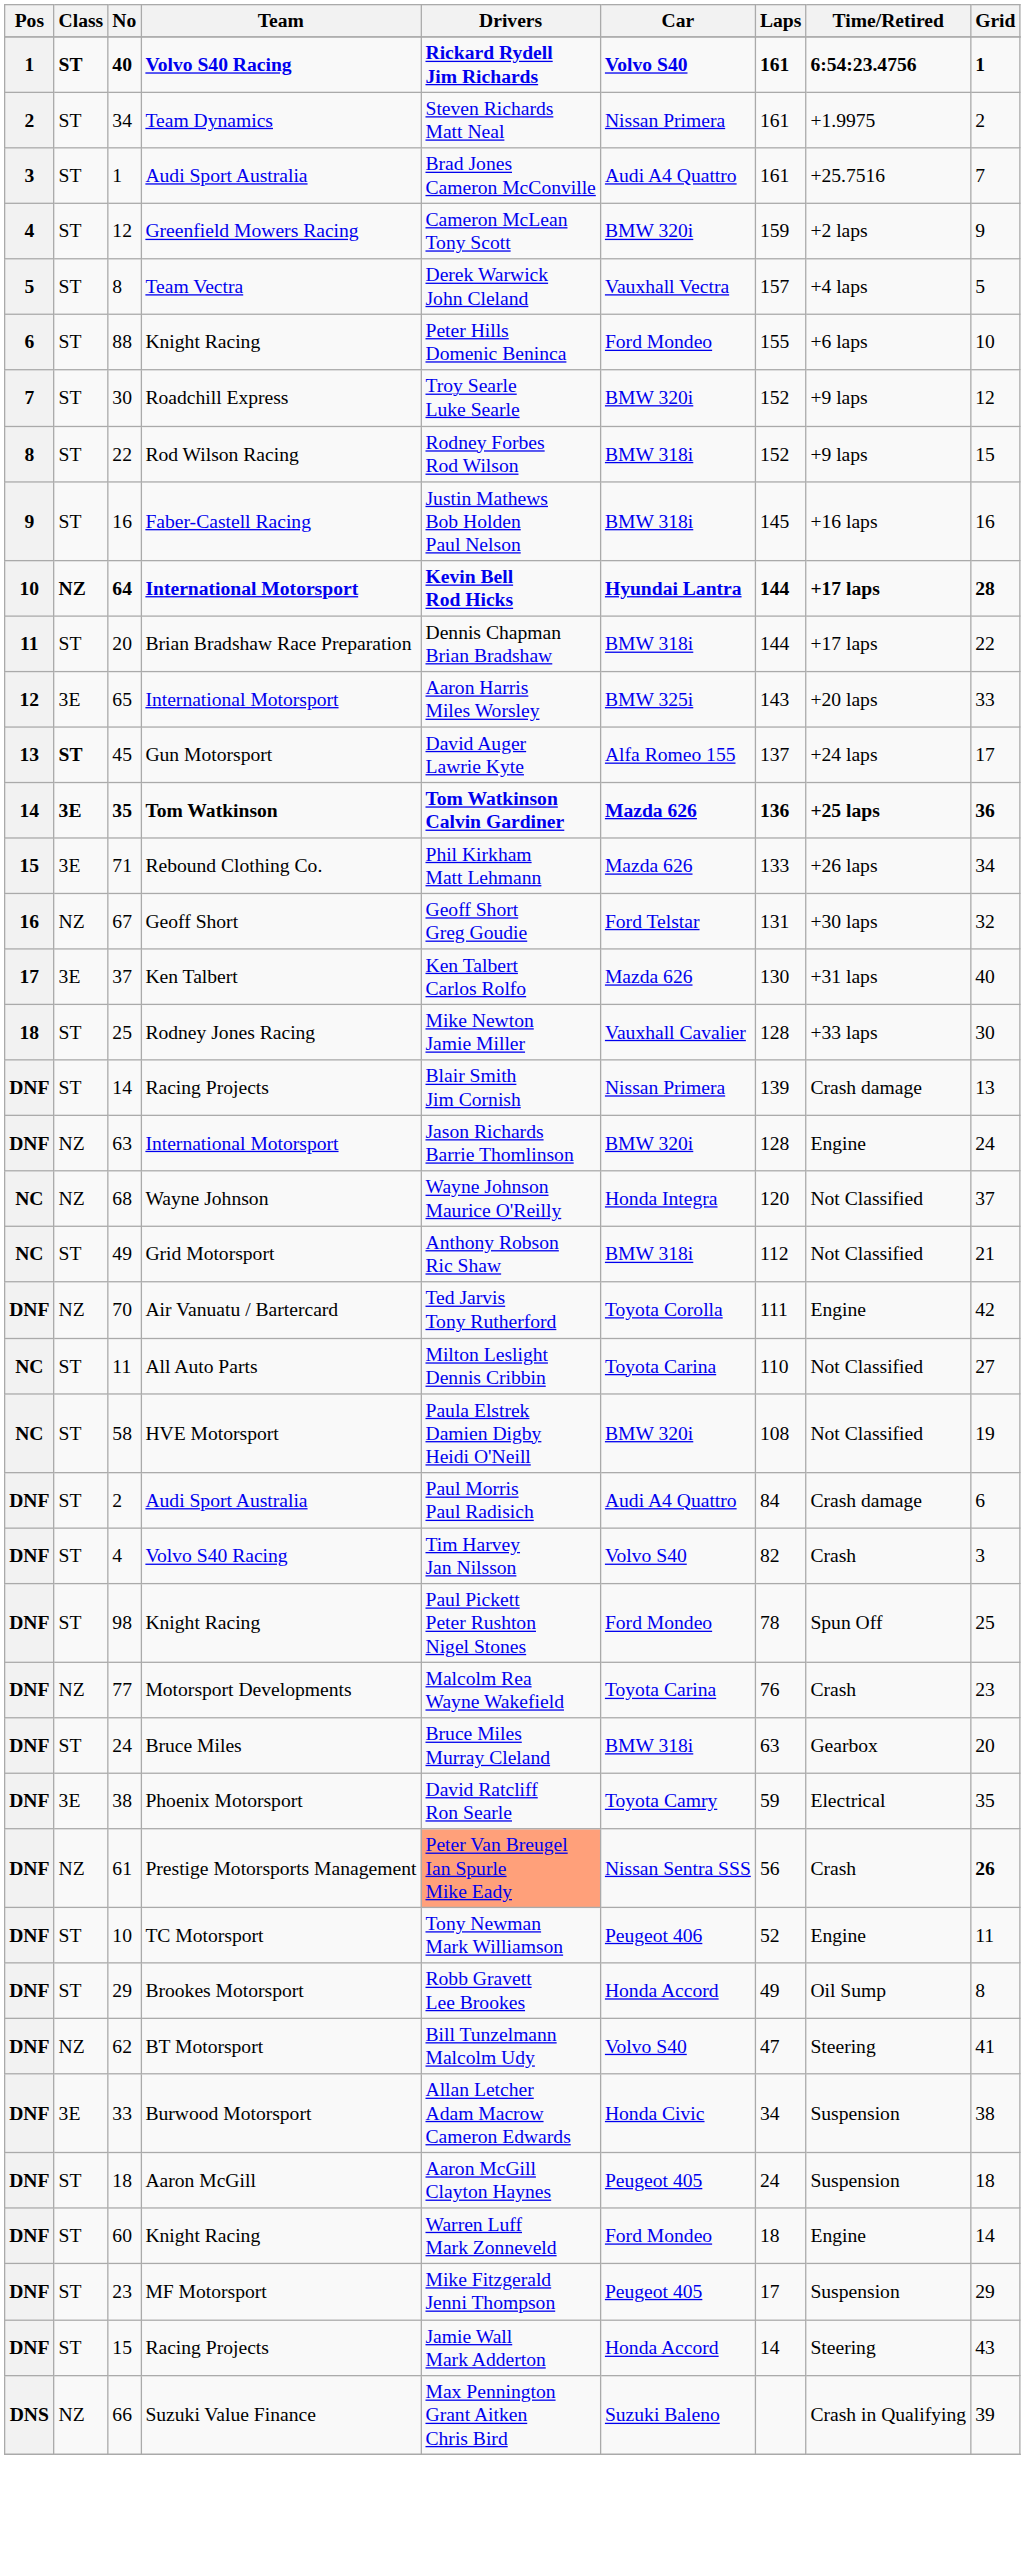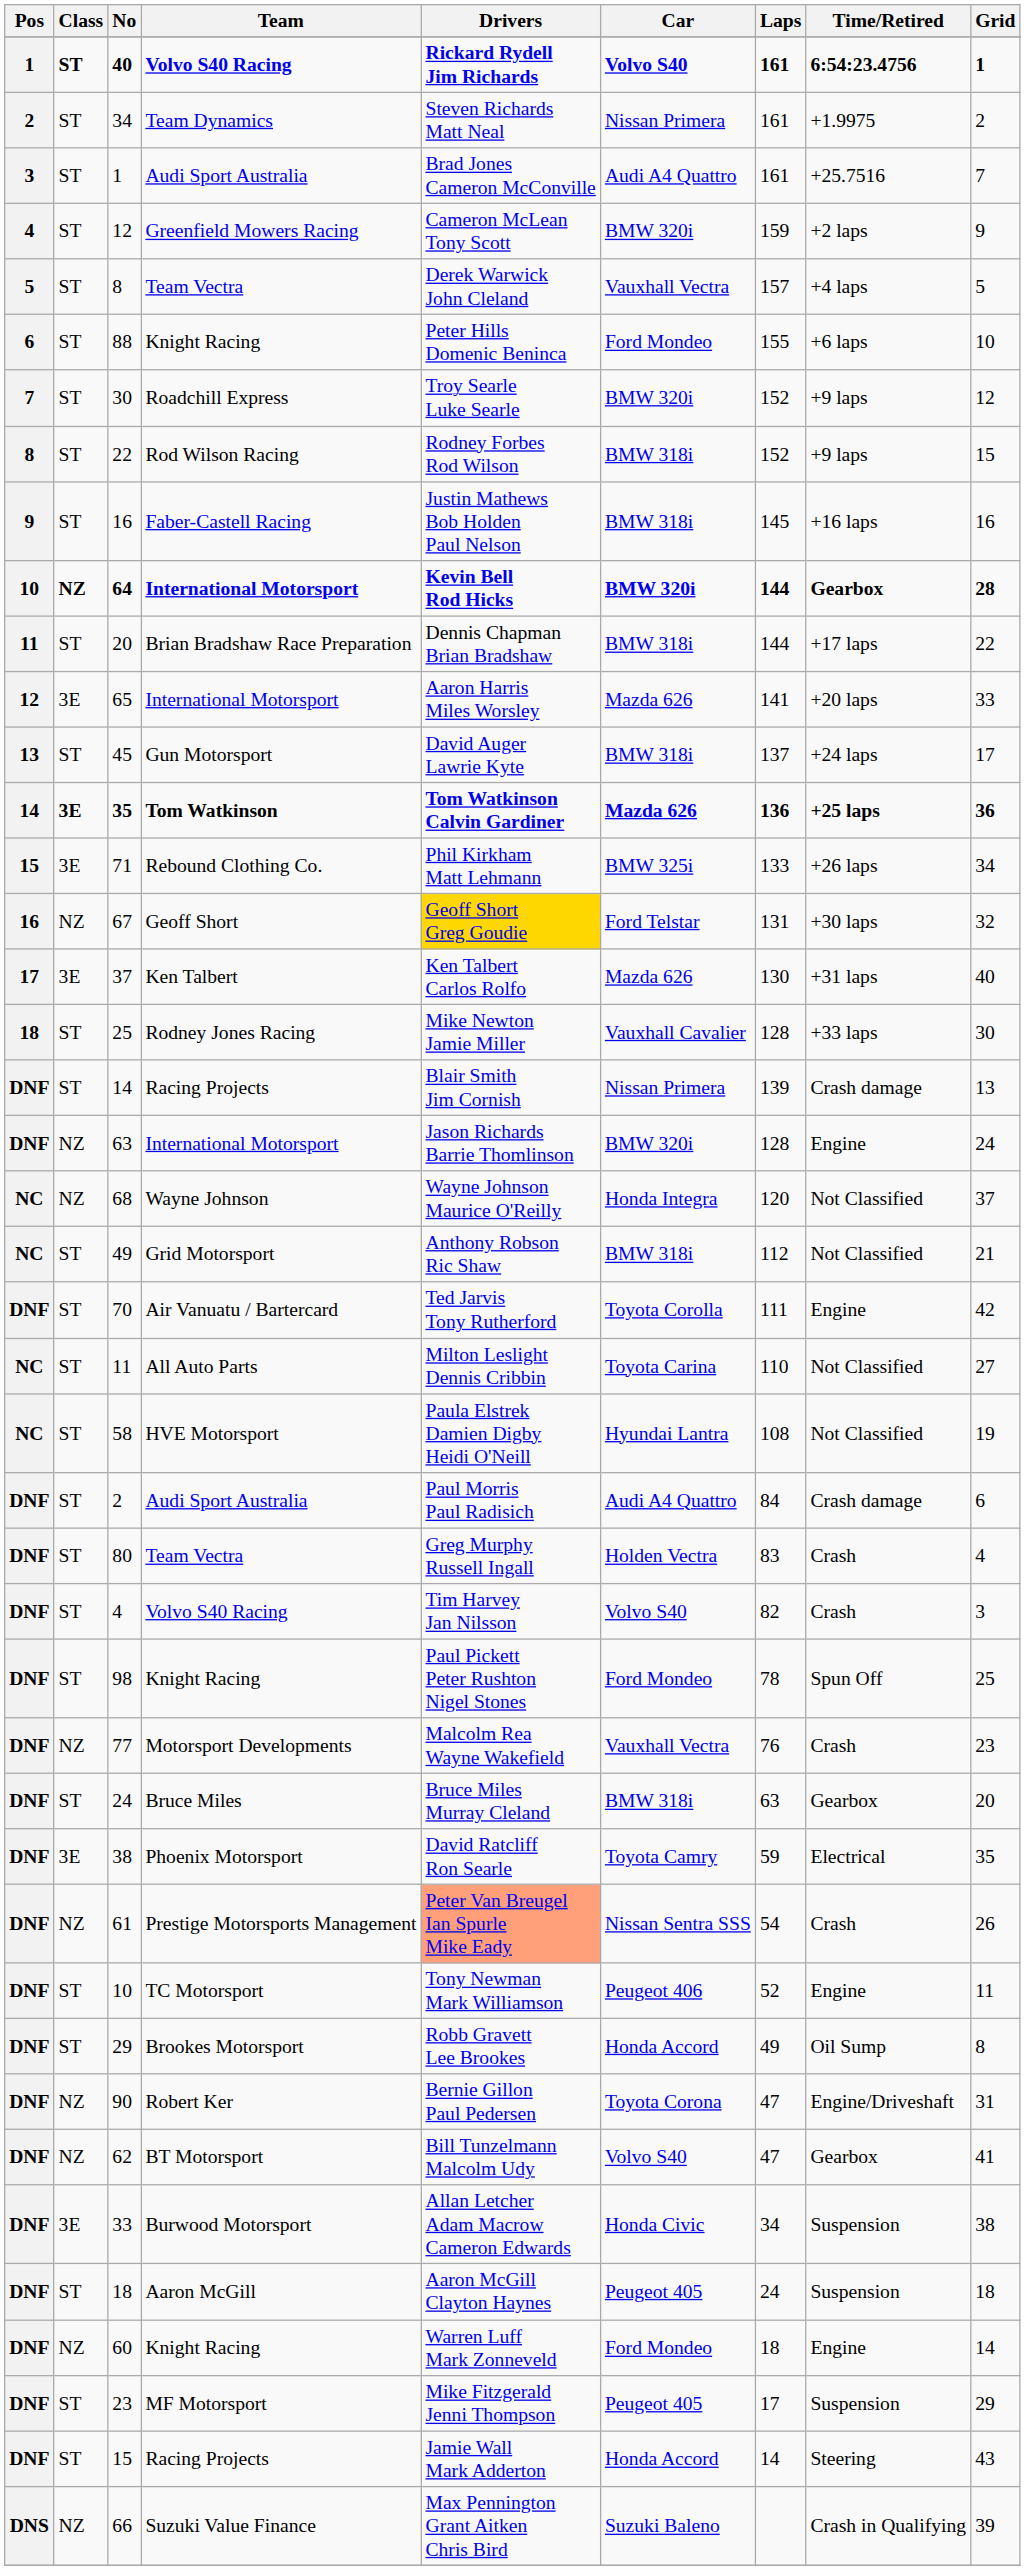(673, 587) Hyundai Lantra -> (650, 587) BMW 320i
(845, 587) +17 laps -> (847, 587) Gearbox
(649, 699) BMW 325i -> (649, 699) Mazda 626
(775, 699) 143 -> (775, 699) 141
(71, 754) bold -> (70, 754) normal
(670, 754) Alfa Romeo 155 -> (649, 754) BMW 318i
(649, 865) Mazda 626 -> (649, 865) BMW 325i
(476, 921) no background -> (476, 921) gold background
(72, 1310) NZ -> (70, 1310) ST
(649, 1432) BMW 320i -> (667, 1432) Hyundai Lantra
+ row: (122, 1555)
(661, 1689) Toyota Carina -> (667, 1745) Vauxhall Vectra
(770, 1868) 56 -> (770, 1923) 54
(985, 1868) bold -> (985, 1923) normal
+ row: (122, 2101)
(843, 2046) Steering -> (844, 2157) Gearbox
(70, 2236) ST -> (72, 2347) NZ
